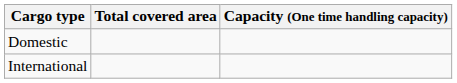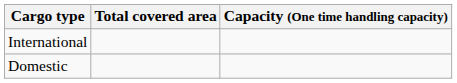rows swapped: (48, 66) <-> (38, 41)
